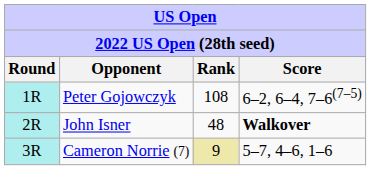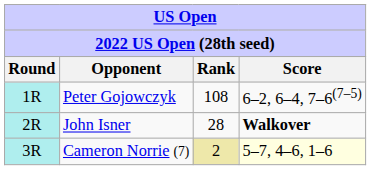(216, 125) 48 -> (216, 125) 28
(216, 151) 9 -> (216, 151) 2
(287, 151) no background -> (287, 151) lightyellow background
